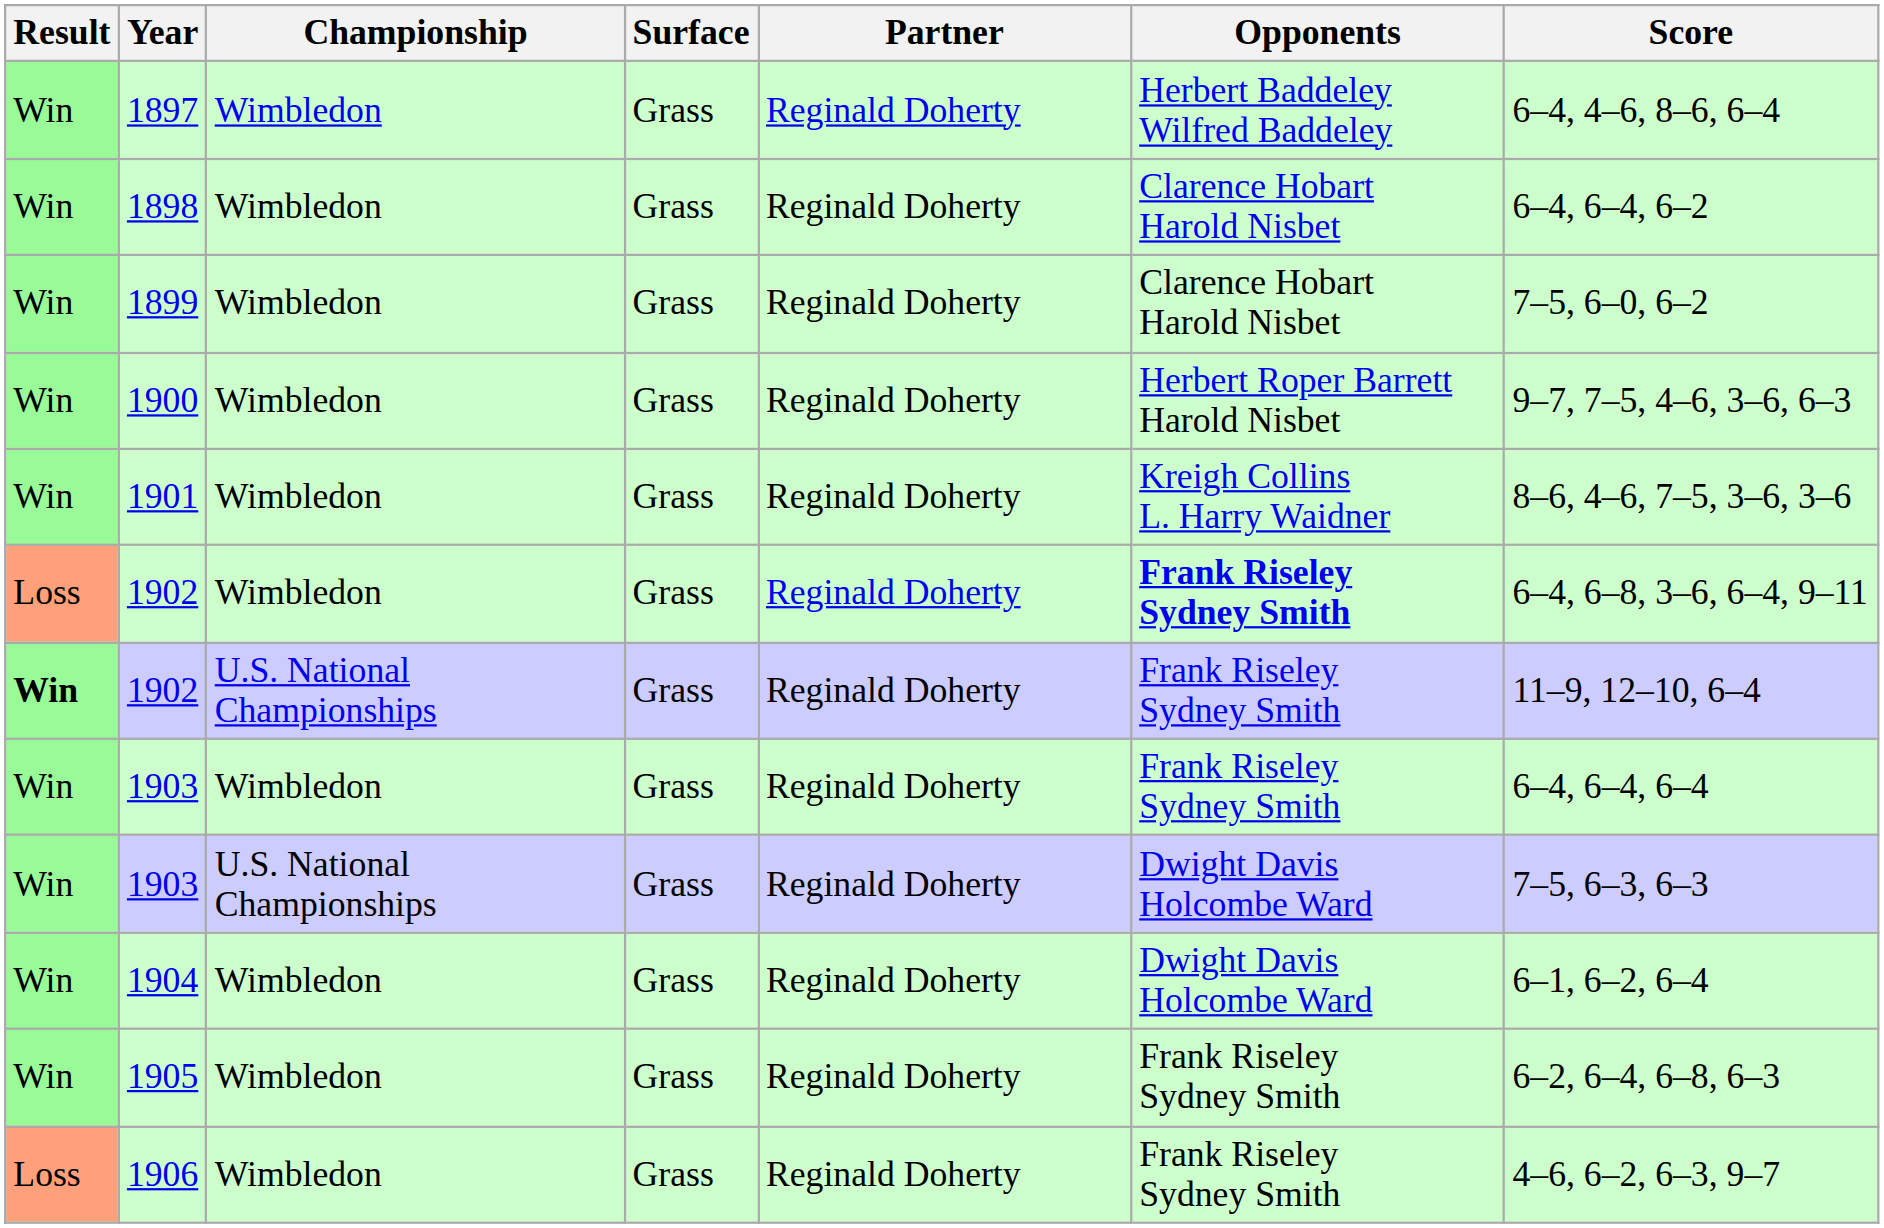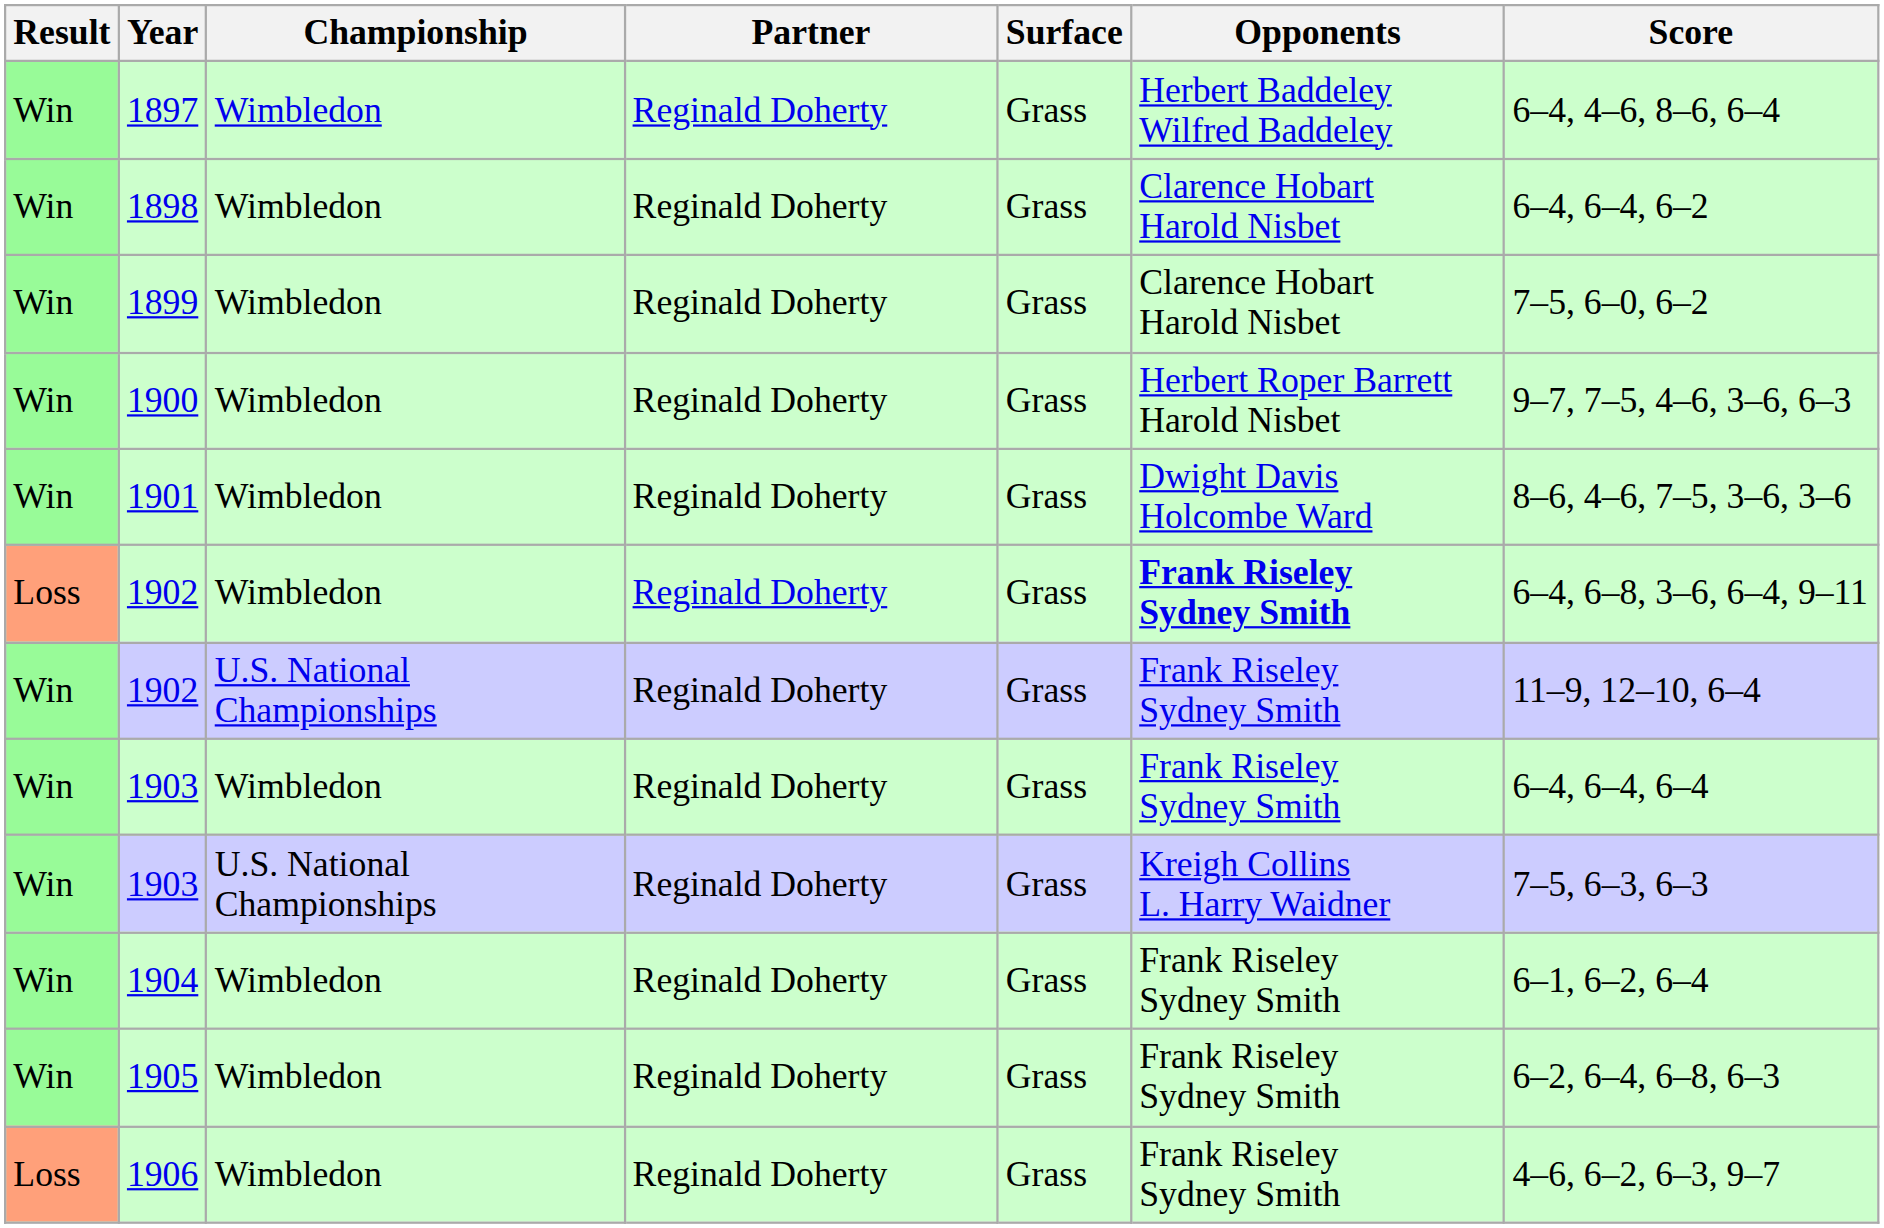columns swapped: (691, 32) <-> (944, 32)
(1265, 496) Kreigh Collins L. Harry Waidner -> (1256, 496) Dwight Davis Holcombe Ward
(46, 689) bold -> (43, 689) normal
(1256, 883) Dwight Davis Holcombe Ward -> (1265, 883) Kreigh Collins L. Harry Waidner
(1256, 979) Dwight Davis Holcombe Ward -> (1240, 979) Frank Riseley Sydney Smith
